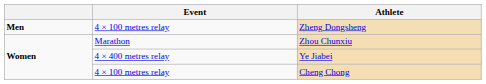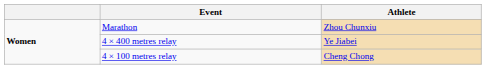- row: (333, 27)
